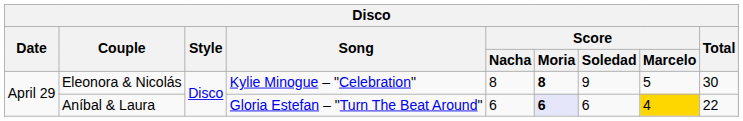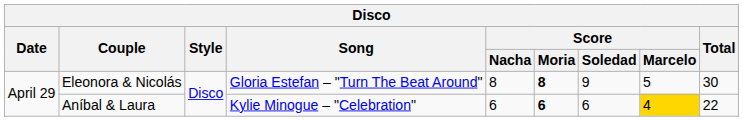(323, 82) Kylie Minogue – "Celebration" -> (356, 82) Gloria Estefan – "Turn The Beat Around"
(356, 104) Gloria Estefan – "Turn The Beat Around" -> (323, 104) Kylie Minogue – "Celebration"
(542, 104) lavender background -> (542, 104) no background
